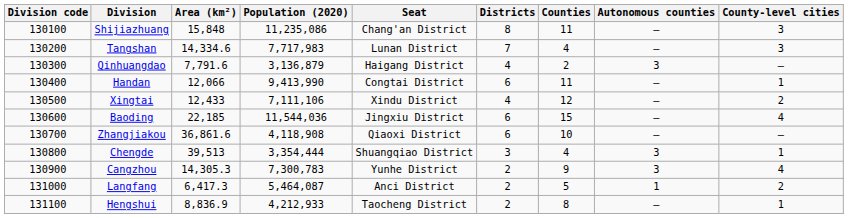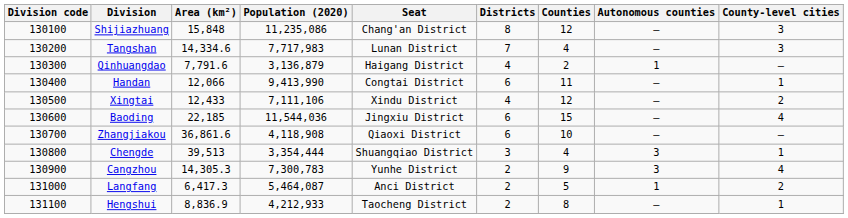(566, 30) 11 -> (566, 30) 12
(656, 65) 3 -> (656, 65) 1
